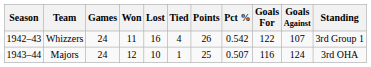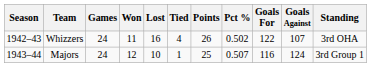(237, 39) 0.542 -> (237, 39) 0.502
(340, 39) 3rd Group 1 -> (340, 39) 3rd OHA
(340, 54) 3rd OHA -> (340, 54) 3rd Group 1
